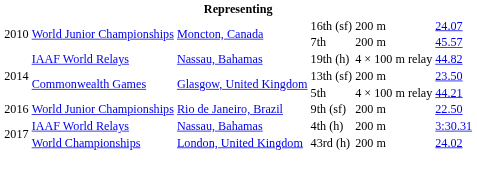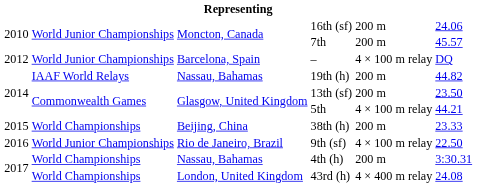(449, 25) 24.07 -> (449, 25) 24.06
+ row: (314, 59)
(394, 59) 4 × 100 m relay -> (371, 76) 200 m
+ row: (330, 126)
(371, 109) 200 m -> (394, 142) 4 × 100 m relay
(80, 126) IAAF World Relays -> (86, 159) World Championships
(371, 142) 200 m -> (394, 176) 4 × 400 m relay
(449, 142) 24.02 -> (449, 176) 24.08
